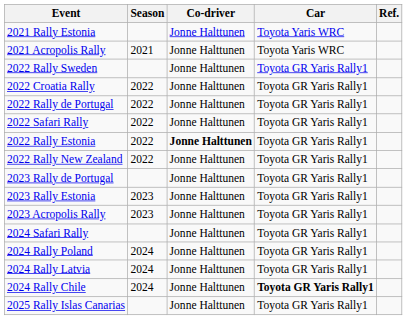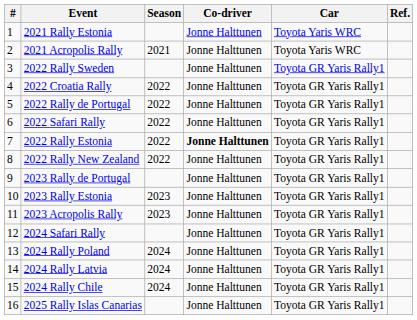+ column: (13, 13)
(315, 287) bold -> (329, 287) normal
